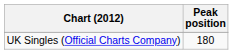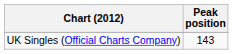(206, 40) 180 -> (206, 40) 143
